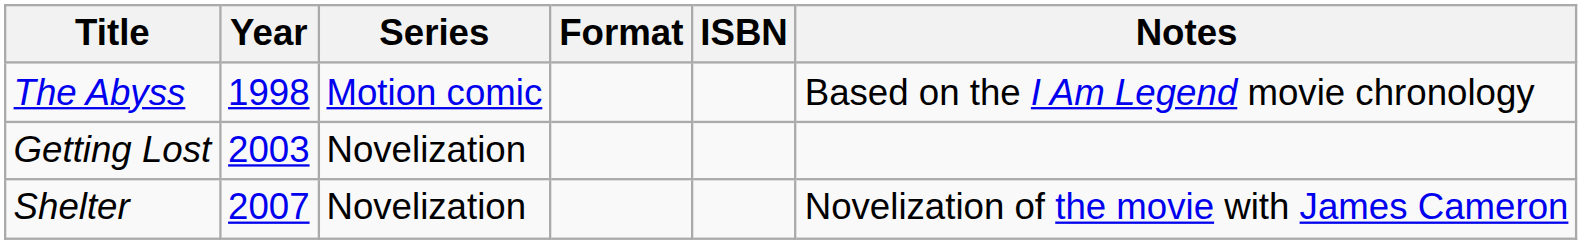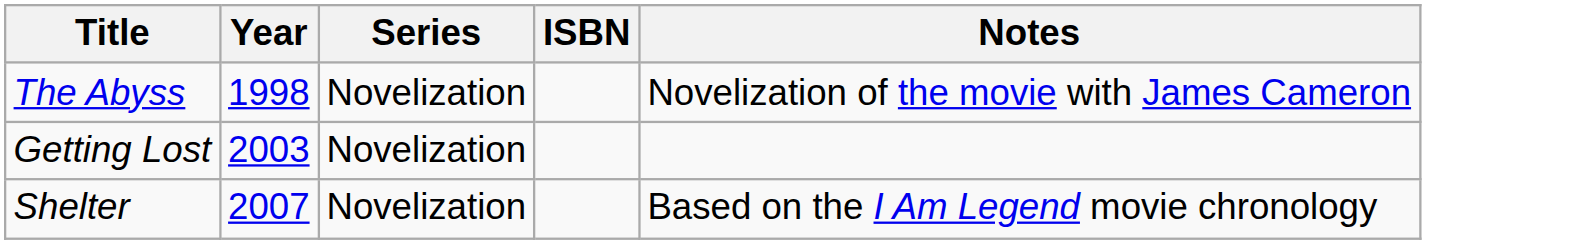- column: (621, 33)
(434, 91) Motion comic -> (426, 91) Novelization
(1170, 91) Based on the I Am Legend movie chronology -> (1029, 91) Novelization of the movie with James Cameron
(1187, 207) Novelization of the movie with James Cameron -> (1012, 207) Based on the I Am Legend movie chronology
